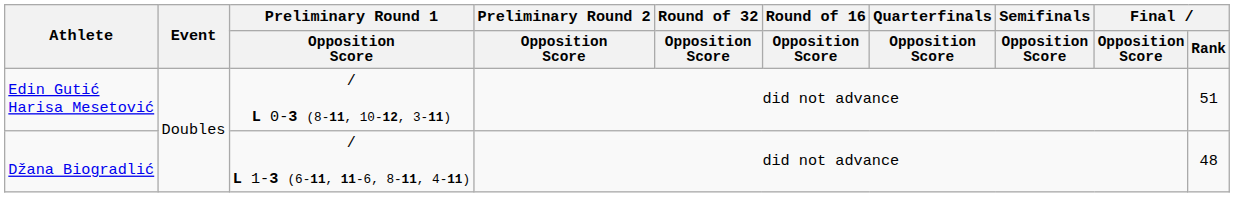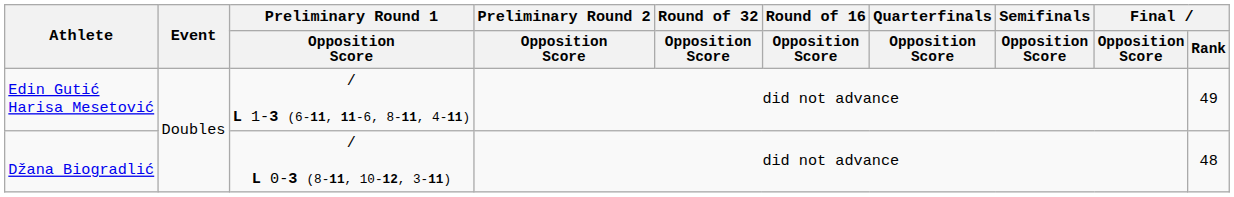(351, 99) / L 0-3 (8-11, 10-12, 3-11) -> (351, 99) / L 1-3 (6-11, 11-6, 8-11, 4-11)
(1209, 99) 51 -> (1209, 99) 49
(351, 161) / L 1-3 (6-11, 11-6, 8-11, 4-11) -> (351, 161) / L 0-3 (8-11, 10-12, 3-11)
